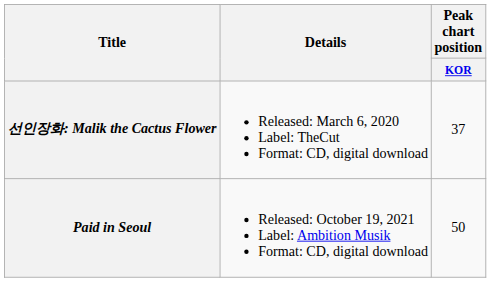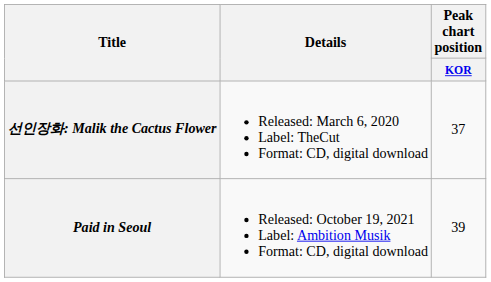(458, 227) 50 -> (458, 227) 39
